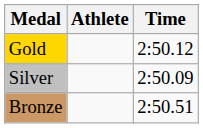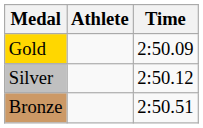(165, 48) 2:50.12 -> (165, 48) 2:50.09
(165, 78) 2:50.09 -> (165, 78) 2:50.12
